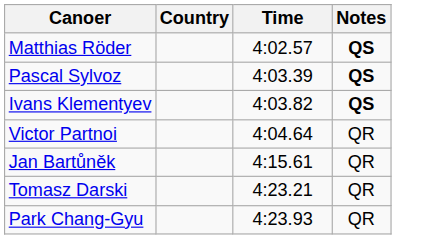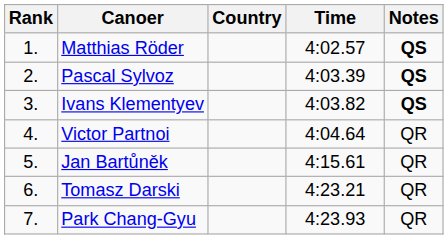+ column: (31, 18)
